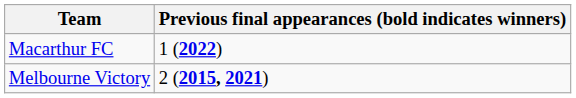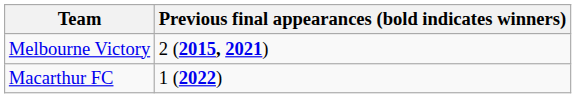rows swapped: (80, 78) <-> (61, 48)
